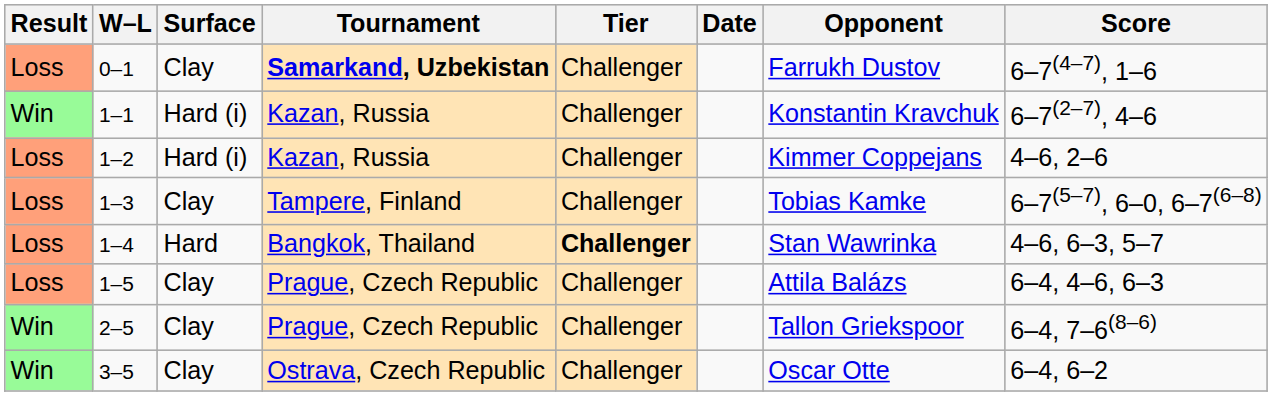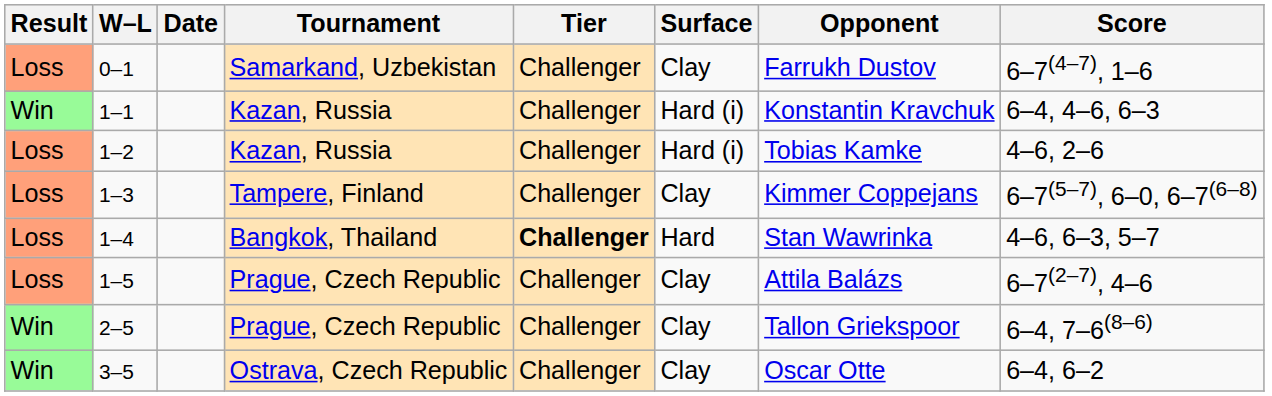columns swapped: (730, 24) <-> (210, 24)
(408, 67) bold -> (363, 67) normal
(1084, 114) 6–7(2–7), 4–6 -> (1083, 110) 6–4, 4–6, 6–3
(875, 157) Kimmer Coppejans -> (843, 150) Tobias Kamke
(847, 200) Tobias Kamke -> (871, 193) Kimmer Coppejans
(1087, 283) 6–4, 4–6, 6–3 -> (1079, 280) 6–7(2–7), 4–6
